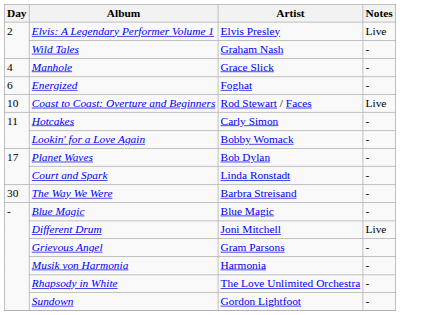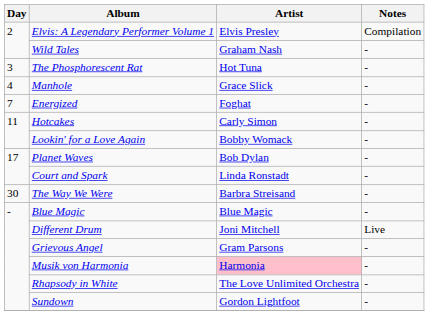(376, 31) Live -> (393, 31) Compilation
+ row: (87, 67)
(10, 85) 6 -> (10, 103) 7
- row: (124, 103)
(243, 265) no background -> (242, 265) pink background
